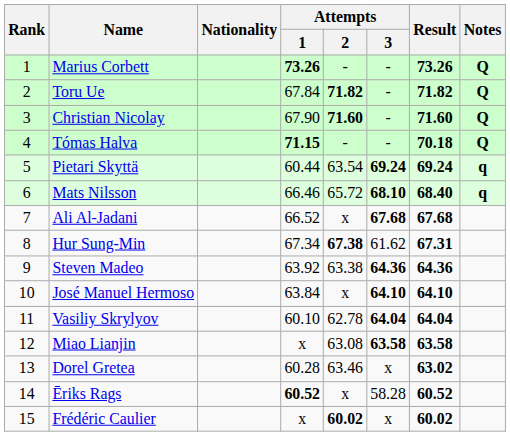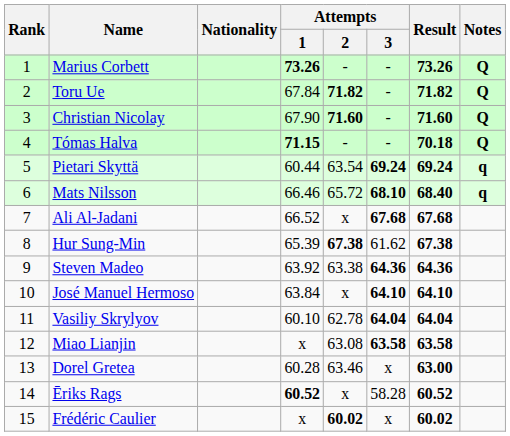(302, 243) 67.34 -> (302, 243) 65.39
(435, 243) 67.31 -> (435, 243) 67.38
(435, 368) 63.02 -> (435, 368) 63.00
